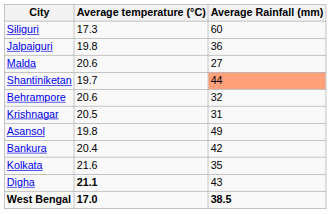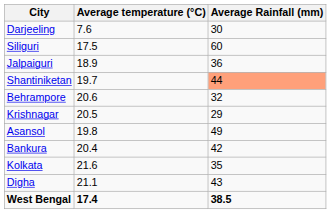+ row: (31, 30)
(87, 30) 17.3 -> (87, 47) 17.5
(87, 47) 19.8 -> (87, 64) 18.9
- row: (21, 64)
(217, 115) 31 -> (217, 115) 29
(87, 183) bold -> (87, 183) normal
(87, 200) 17.0 -> (87, 200) 17.4
